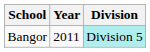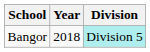(66, 36) 2011 -> (67, 36) 2018
